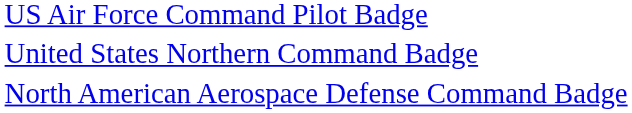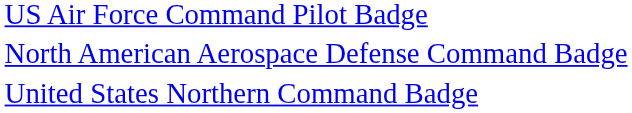rows swapped: (316, 93) <-> (241, 53)
